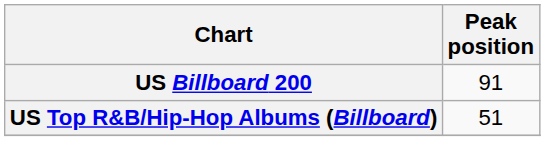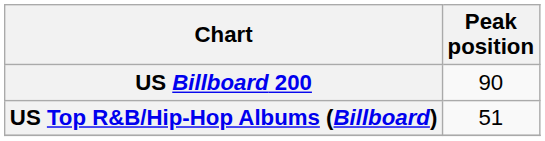(491, 82) 91 -> (491, 82) 90
